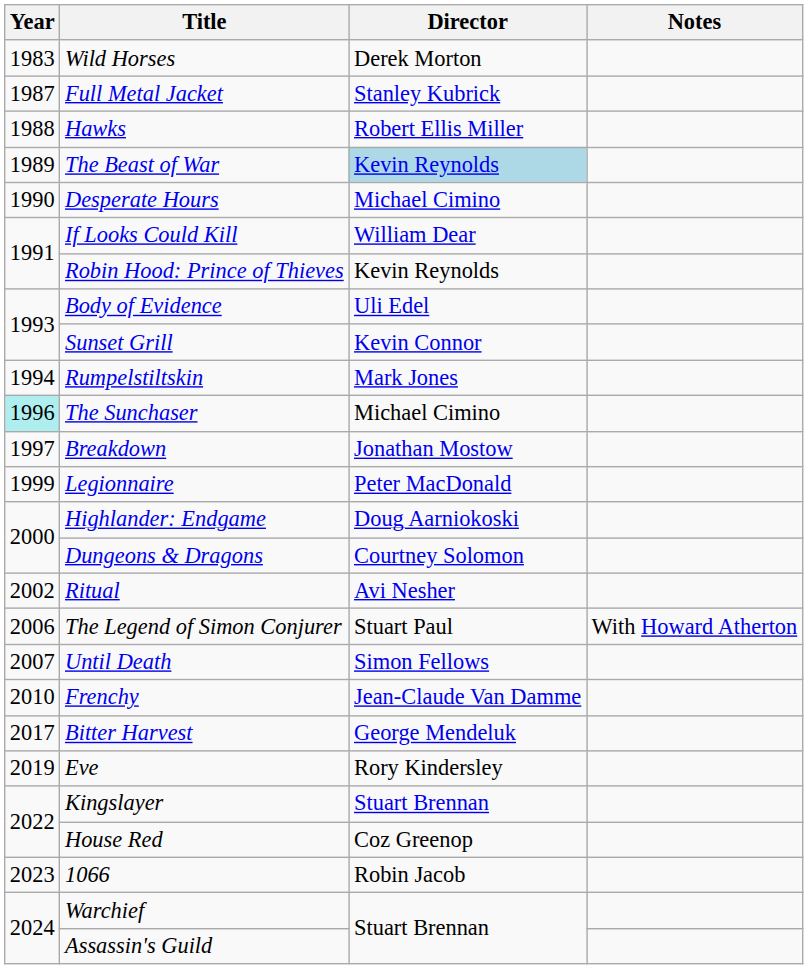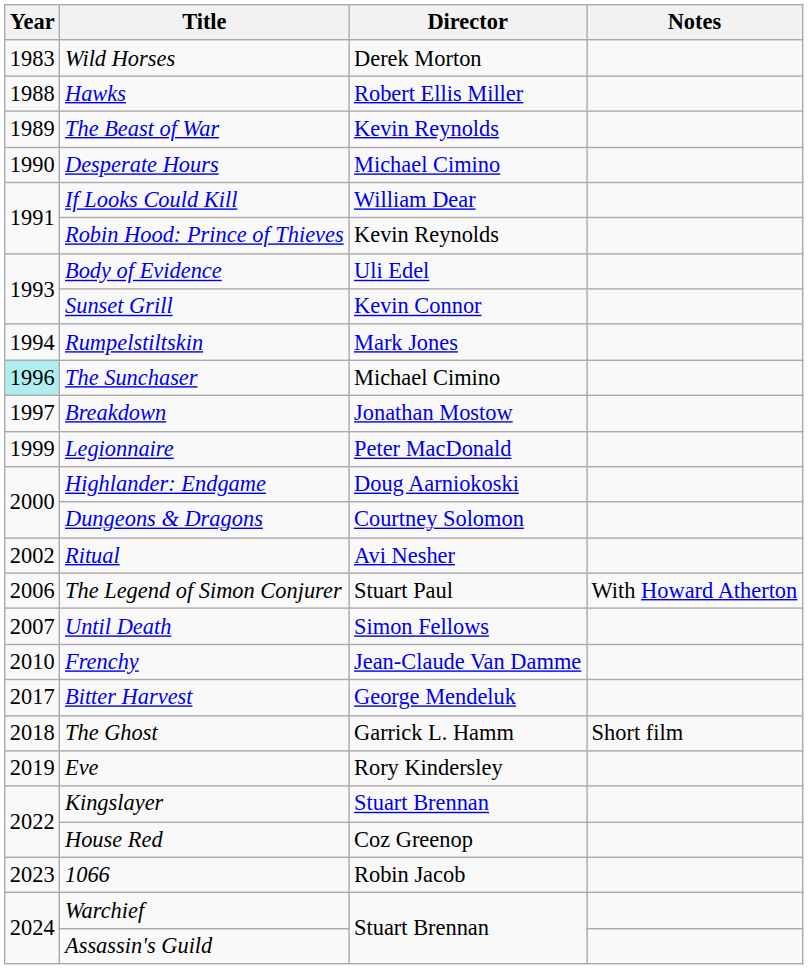- row: (144, 93)
(427, 164) lightblue background -> (427, 128) no background
+ row: (111, 732)
